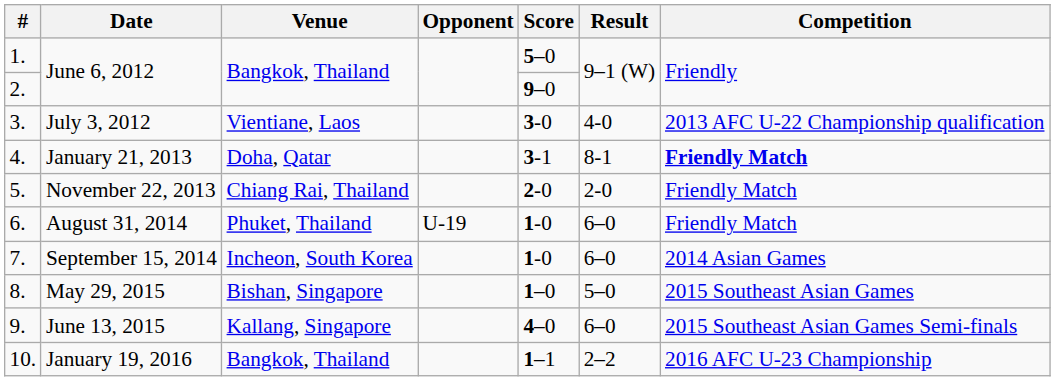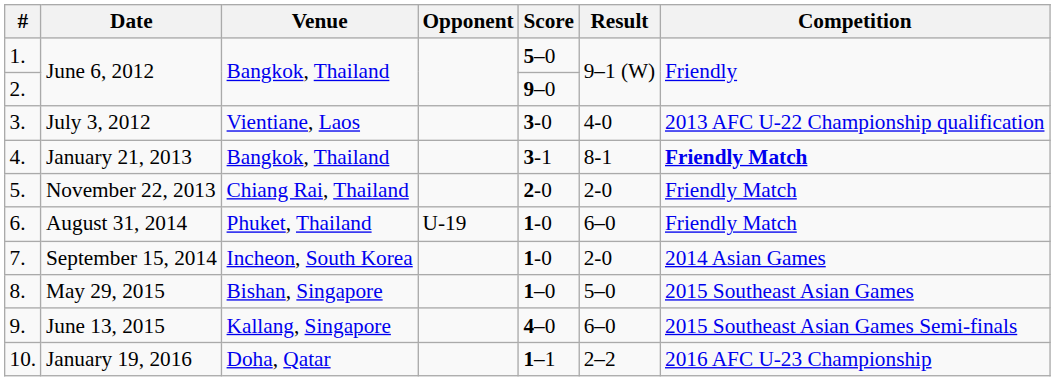(279, 156) Doha, Qatar -> (308, 156) Bangkok, Thailand
(600, 257) 6–0 -> (598, 257) 2-0
(308, 358) Bangkok, Thailand -> (279, 358) Doha, Qatar
